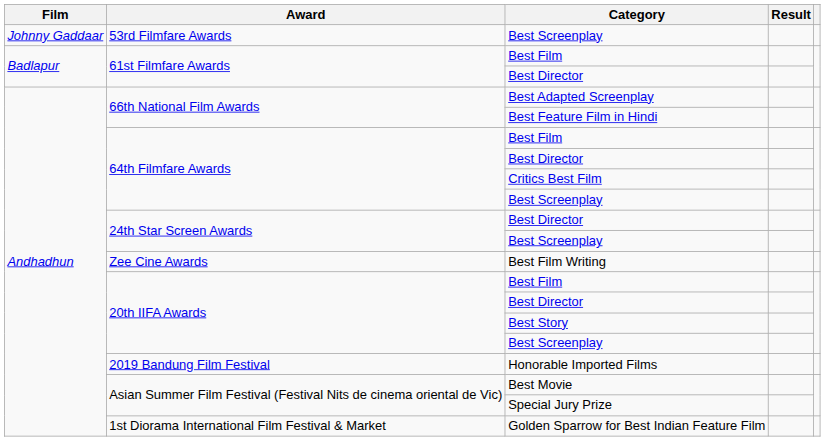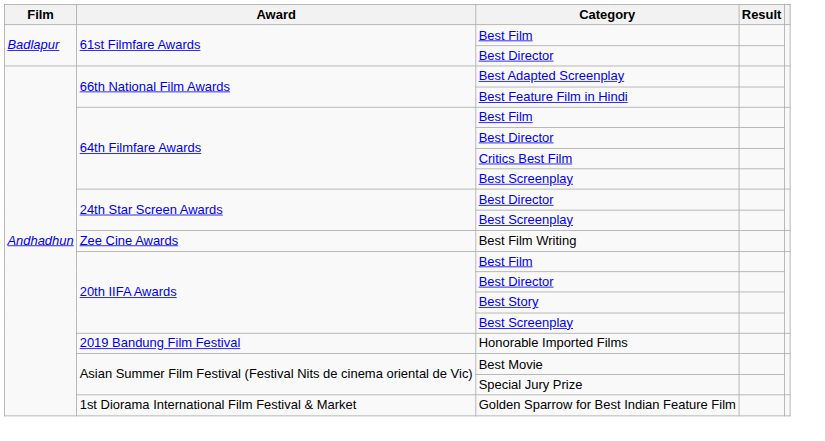- row: (170, 35)
